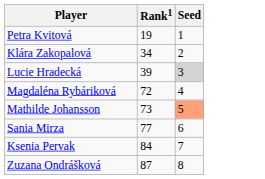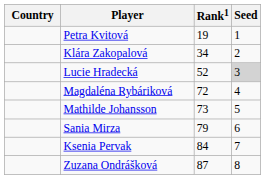+ column: (33, 15)
(146, 72) 39 -> (203, 72) 52
(181, 109) lightsalmon background -> (237, 109) no background
(146, 128) 77 -> (203, 128) 79
